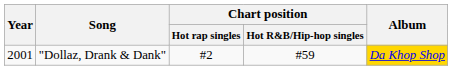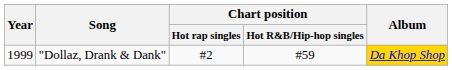(20, 55) 2001 -> (20, 55) 1999
